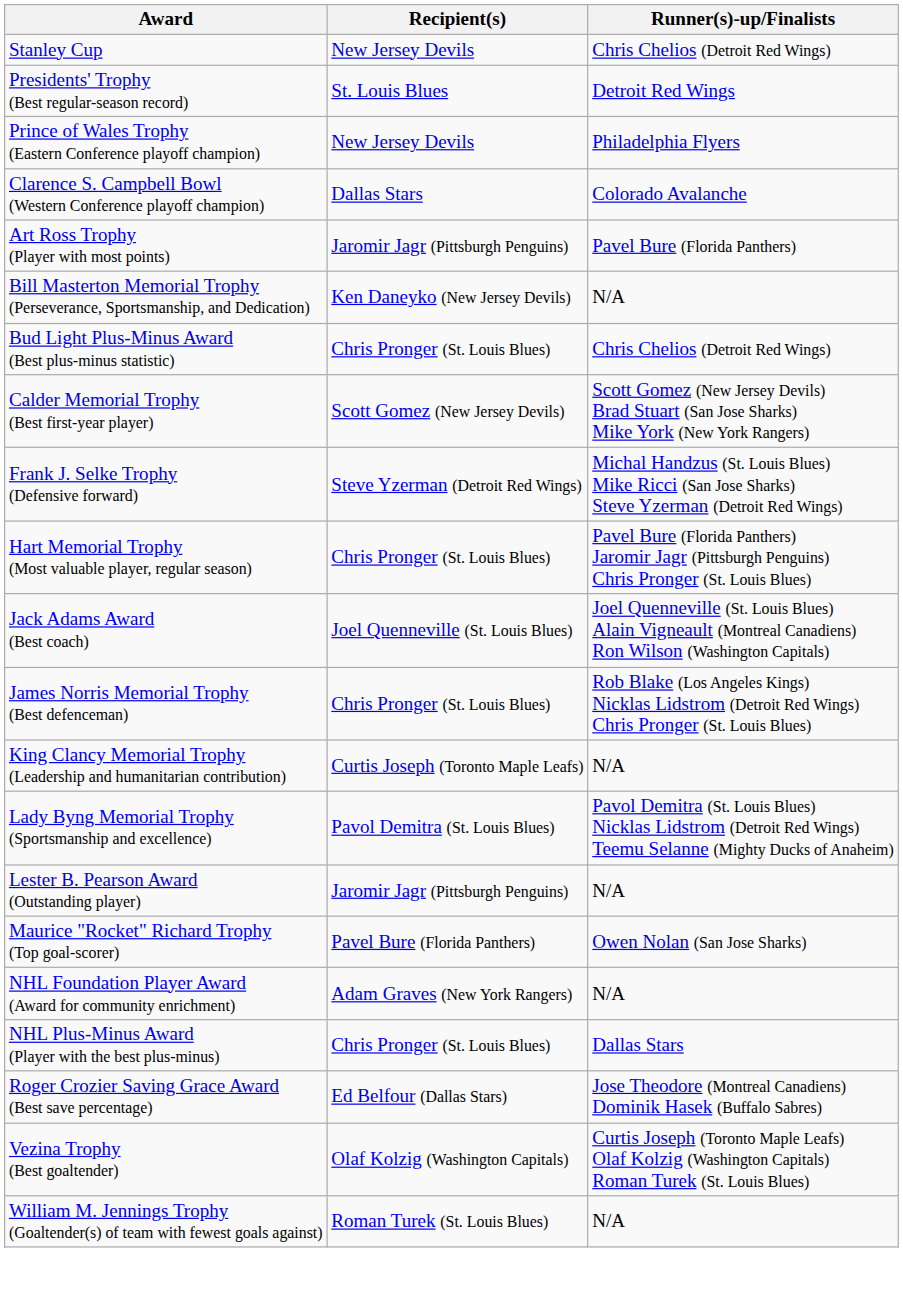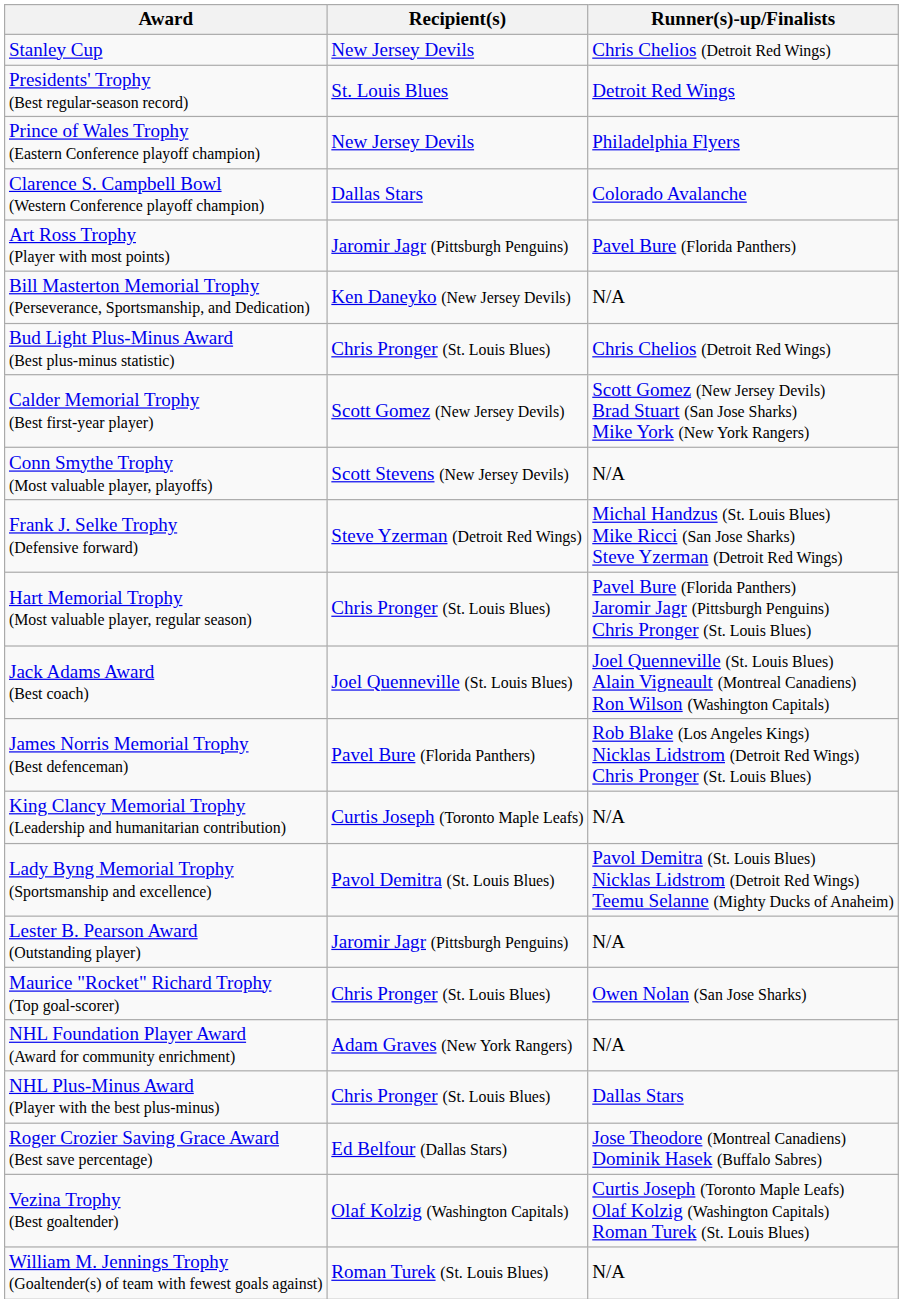+ row: (111, 473)
(441, 703) Chris Pronger (St. Louis Blues) -> (433, 754) Pavel Bure (Florida Panthers)
(433, 941) Pavel Bure (Florida Panthers) -> (441, 993) Chris Pronger (St. Louis Blues)
